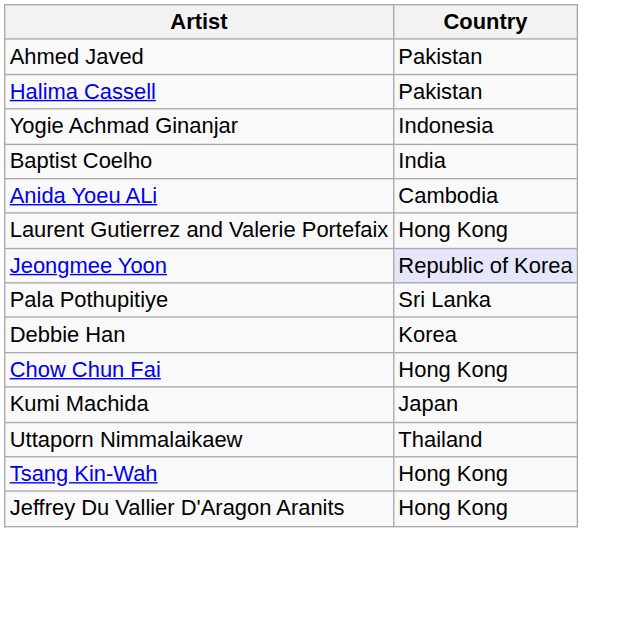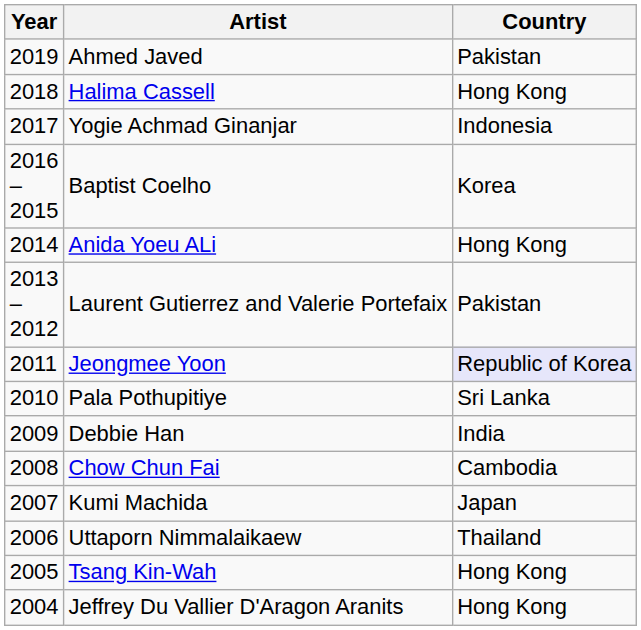+ column: (34, 21)
(440, 91) Pakistan -> (512, 91) Hong Kong
(422, 160) India -> (486, 185) Korea
(448, 195) Cambodia -> (512, 245) Hong Kong
(453, 230) Hong Kong -> (499, 304) Pakistan
(428, 334) Korea -> (481, 433) India
(453, 369) Hong Kong -> (507, 468) Cambodia
